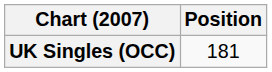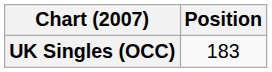(223, 51) 181 -> (223, 51) 183
